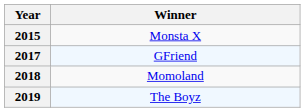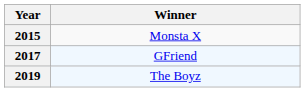- row: (28, 76)
